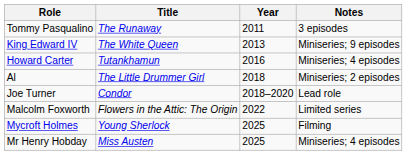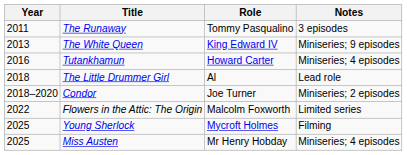columns swapped: (268, 12) <-> (50, 12)
(349, 77) Miniseries; 2 episodes -> (320, 77) Lead role
(320, 93) Lead role -> (349, 93) Miniseries; 2 episodes
